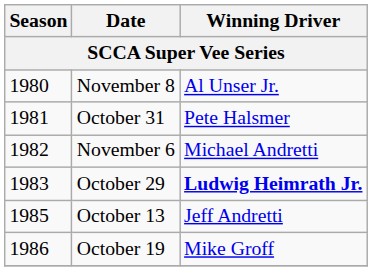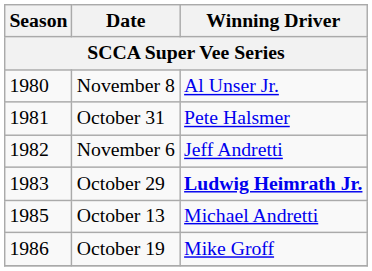(251, 150) Michael Andretti -> (233, 150) Jeff Andretti
(233, 215) Jeff Andretti -> (251, 215) Michael Andretti
